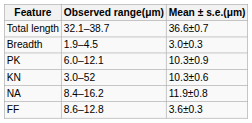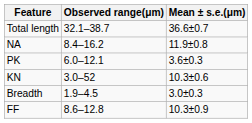rows swapped: (25, 45) <-> (14, 93)
(189, 61) 10.3±0.9 -> (186, 61) 3.6±0.3
(186, 110) 3.6±0.3 -> (189, 110) 10.3±0.9
